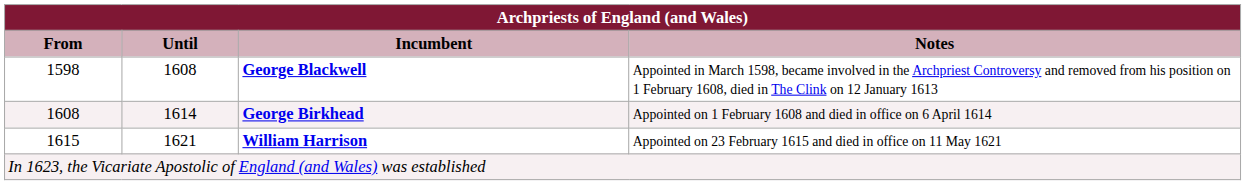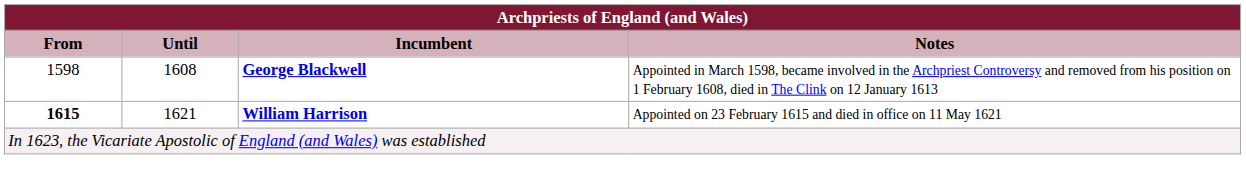- row: (303, 114)
(63, 140) normal -> (63, 114) bold
